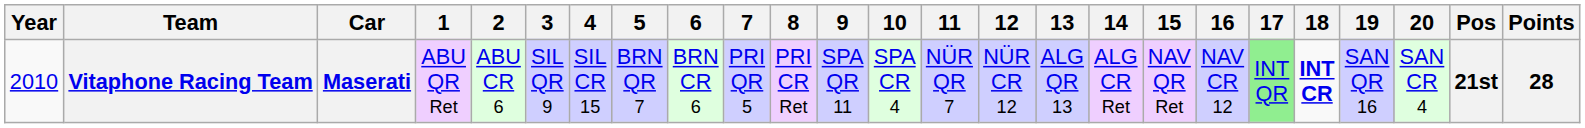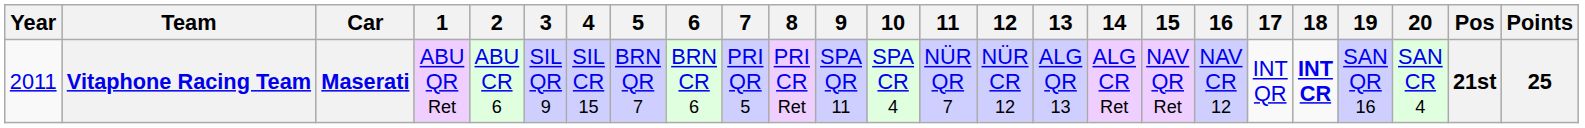(34, 81) 2010 -> (33, 81) 2011
(1272, 81) lightgreen background -> (1270, 81) no background
(1541, 81) 28 -> (1540, 81) 25
